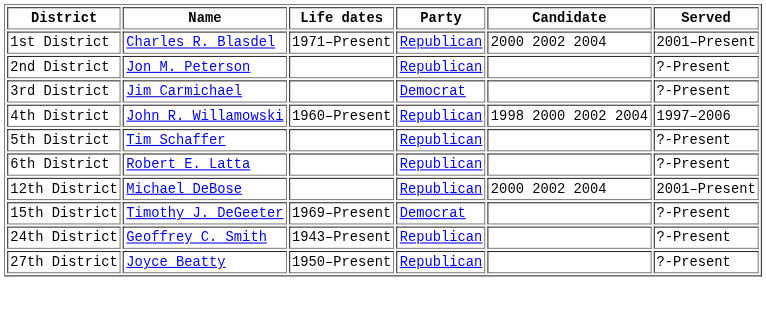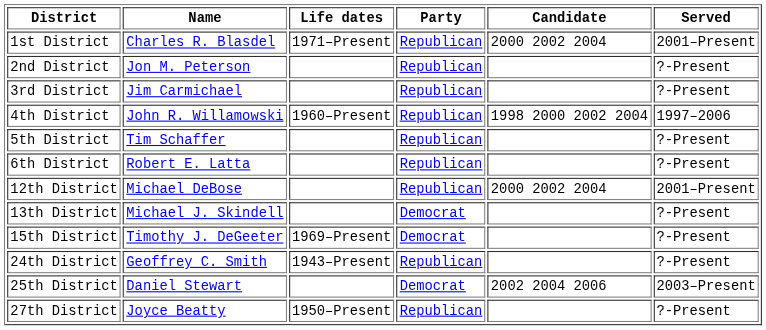(433, 91) Democrat -> (441, 91) Republican
+ row: (64, 213)
+ row: (64, 286)
